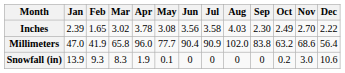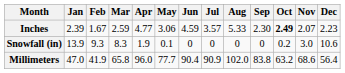(98, 28) 1.65 -> (98, 28) 1.67
(121, 28) 3.02 -> (121, 28) 2.59
(144, 28) 3.78 -> (144, 28) 4.77
(167, 28) 3.08 -> (167, 28) 3.06
(190, 28) 3.56 -> (190, 28) 4.59
(212, 28) 3.58 -> (212, 28) 3.57
(237, 28) 4.03 -> (237, 28) 5.33
(284, 28) normal -> (284, 28) bold
(307, 28) 2.70 -> (307, 28) 2.07
(329, 28) 2.22 -> (329, 28) 2.23
rows swapped: (34, 44) <-> (34, 60)
